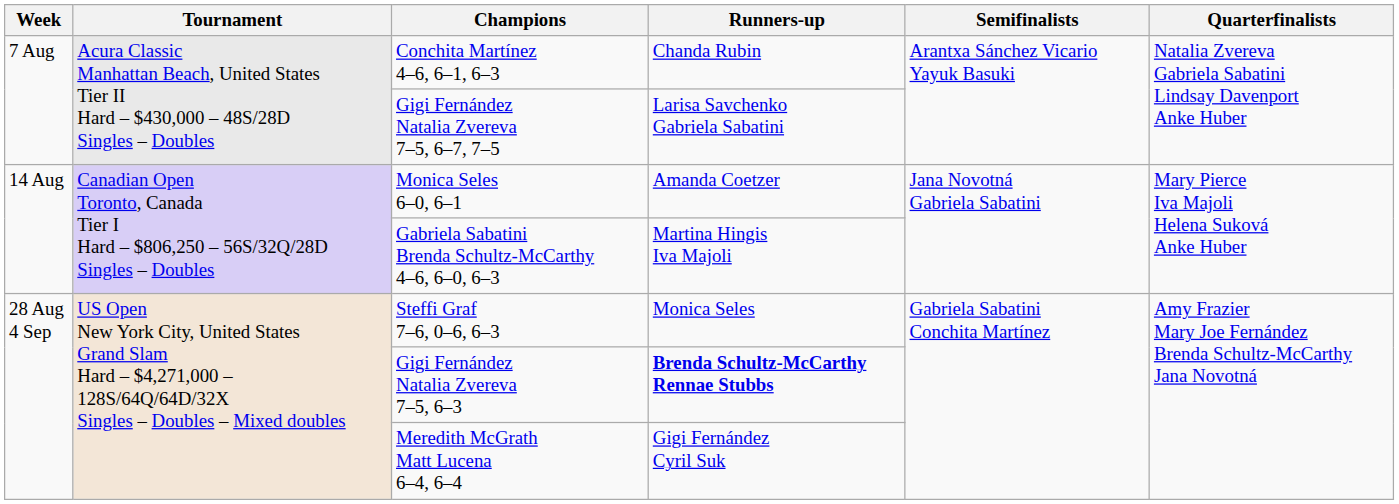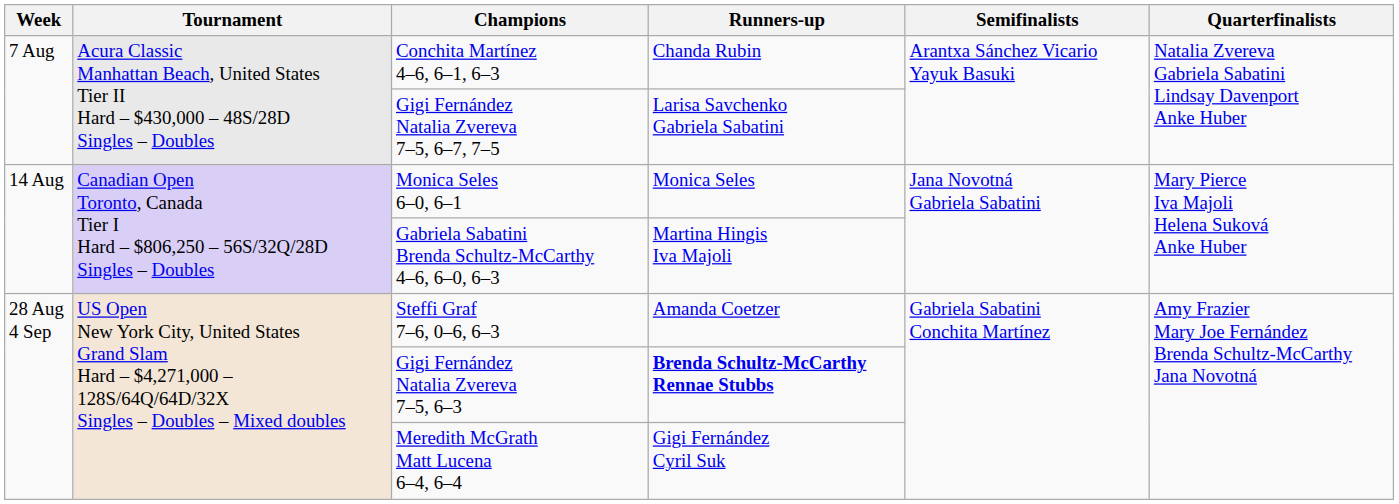(716, 180) Amanda Coetzer -> (704, 180) Monica Seles
(704, 309) Monica Seles -> (716, 309) Amanda Coetzer
